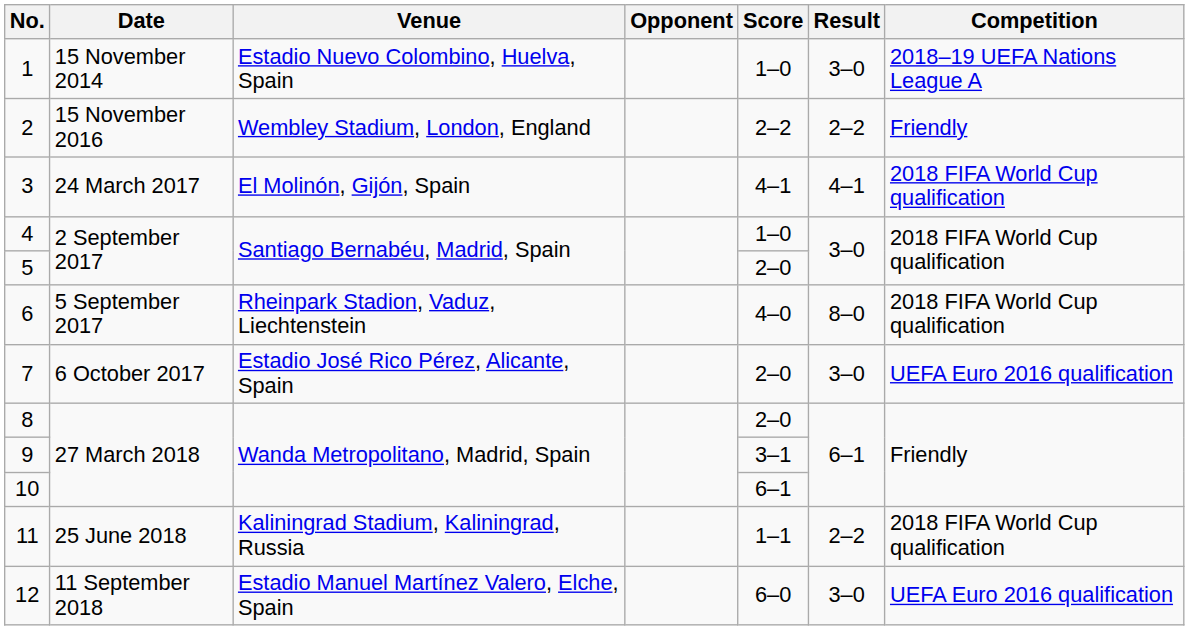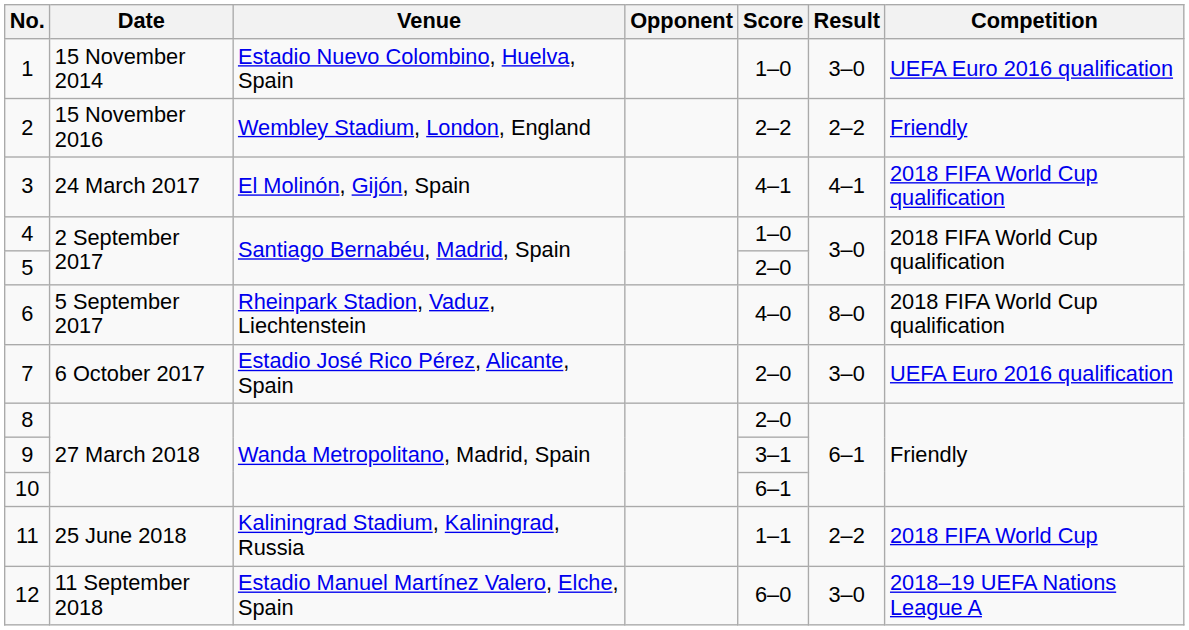(1003, 68) 2018–19 UEFA Nations League A -> (1032, 68) UEFA Euro 2016 qualification
(994, 536) 2018 FIFA World Cup qualification -> (994, 536) 2018 FIFA World Cup
(1032, 594) UEFA Euro 2016 qualification -> (1003, 594) 2018–19 UEFA Nations League A
